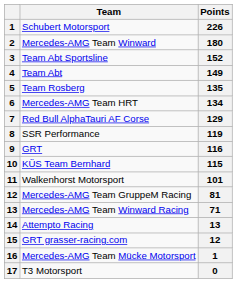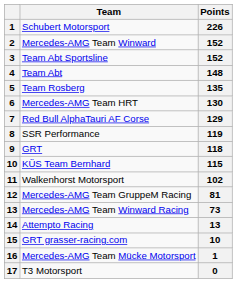(215, 42) 180 -> (215, 42) 152
(215, 72) 149 -> (215, 72) 148
(215, 103) 134 -> (215, 103) 130
(215, 149) 116 -> (215, 149) 118
(215, 179) 101 -> (215, 179) 102
(215, 209) 71 -> (215, 209) 73
(215, 240) 12 -> (215, 240) 10
